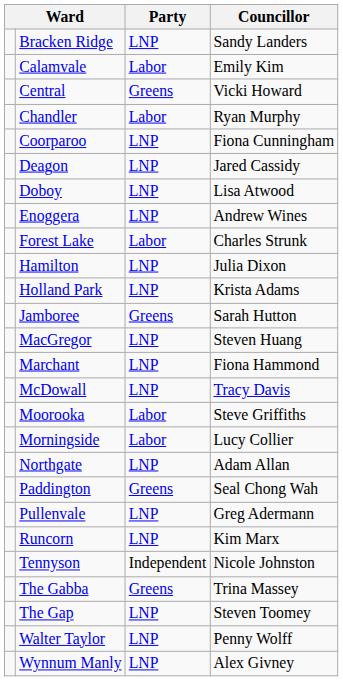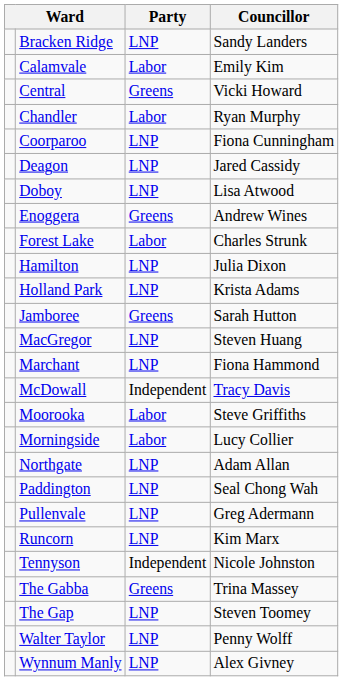(144, 215) LNP -> (151, 215) Greens
(144, 389) LNP -> (167, 389) Independent
(151, 489) Greens -> (144, 489) LNP
